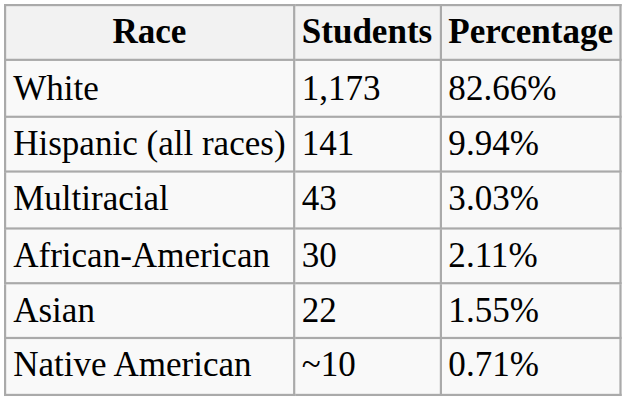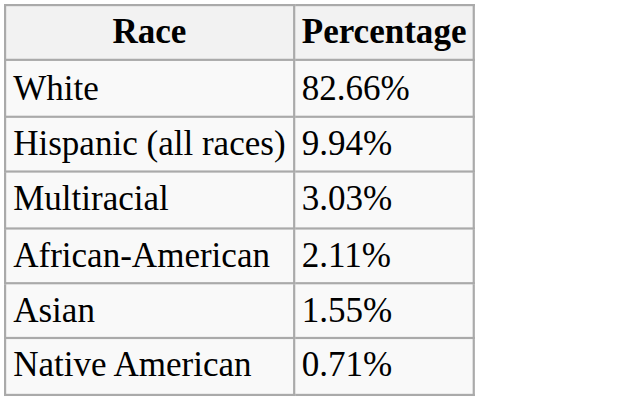- column: (367, 32)
